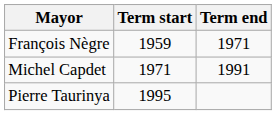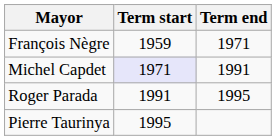(155, 69) no background -> (155, 69) lavender background
+ row: (53, 95)
